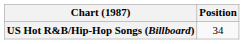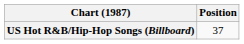(218, 30) 34 -> (218, 30) 37
